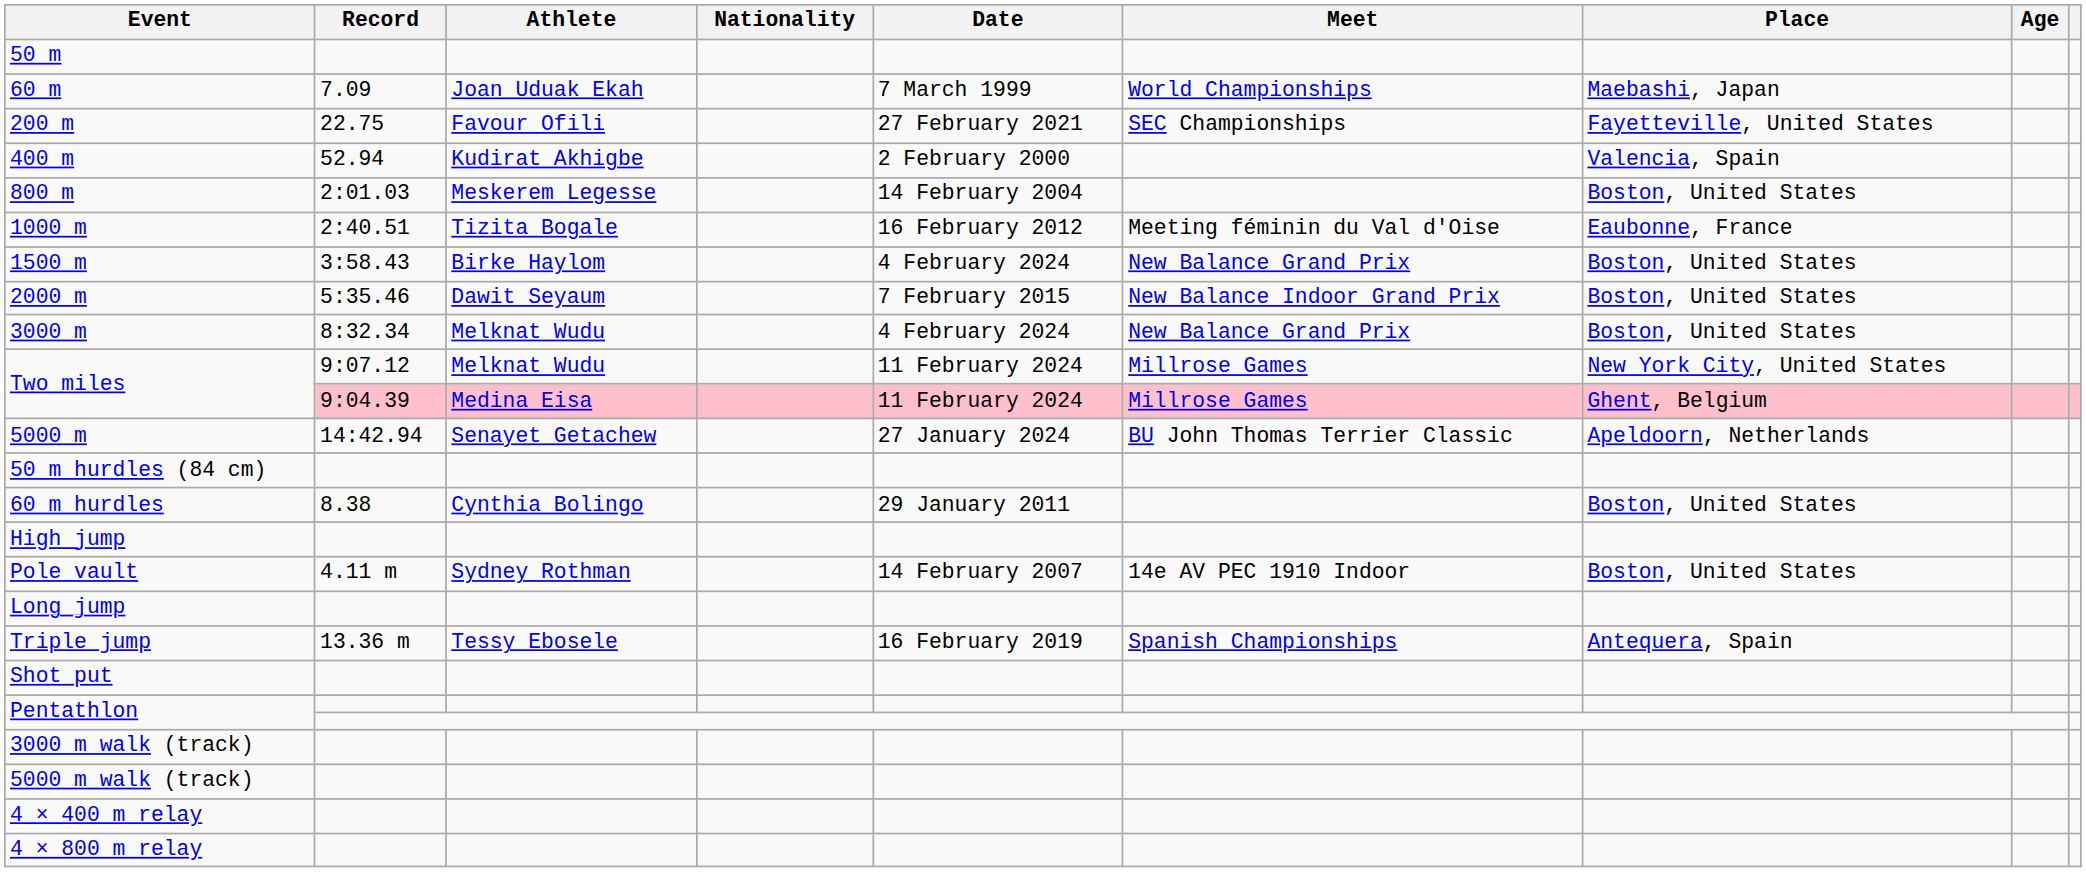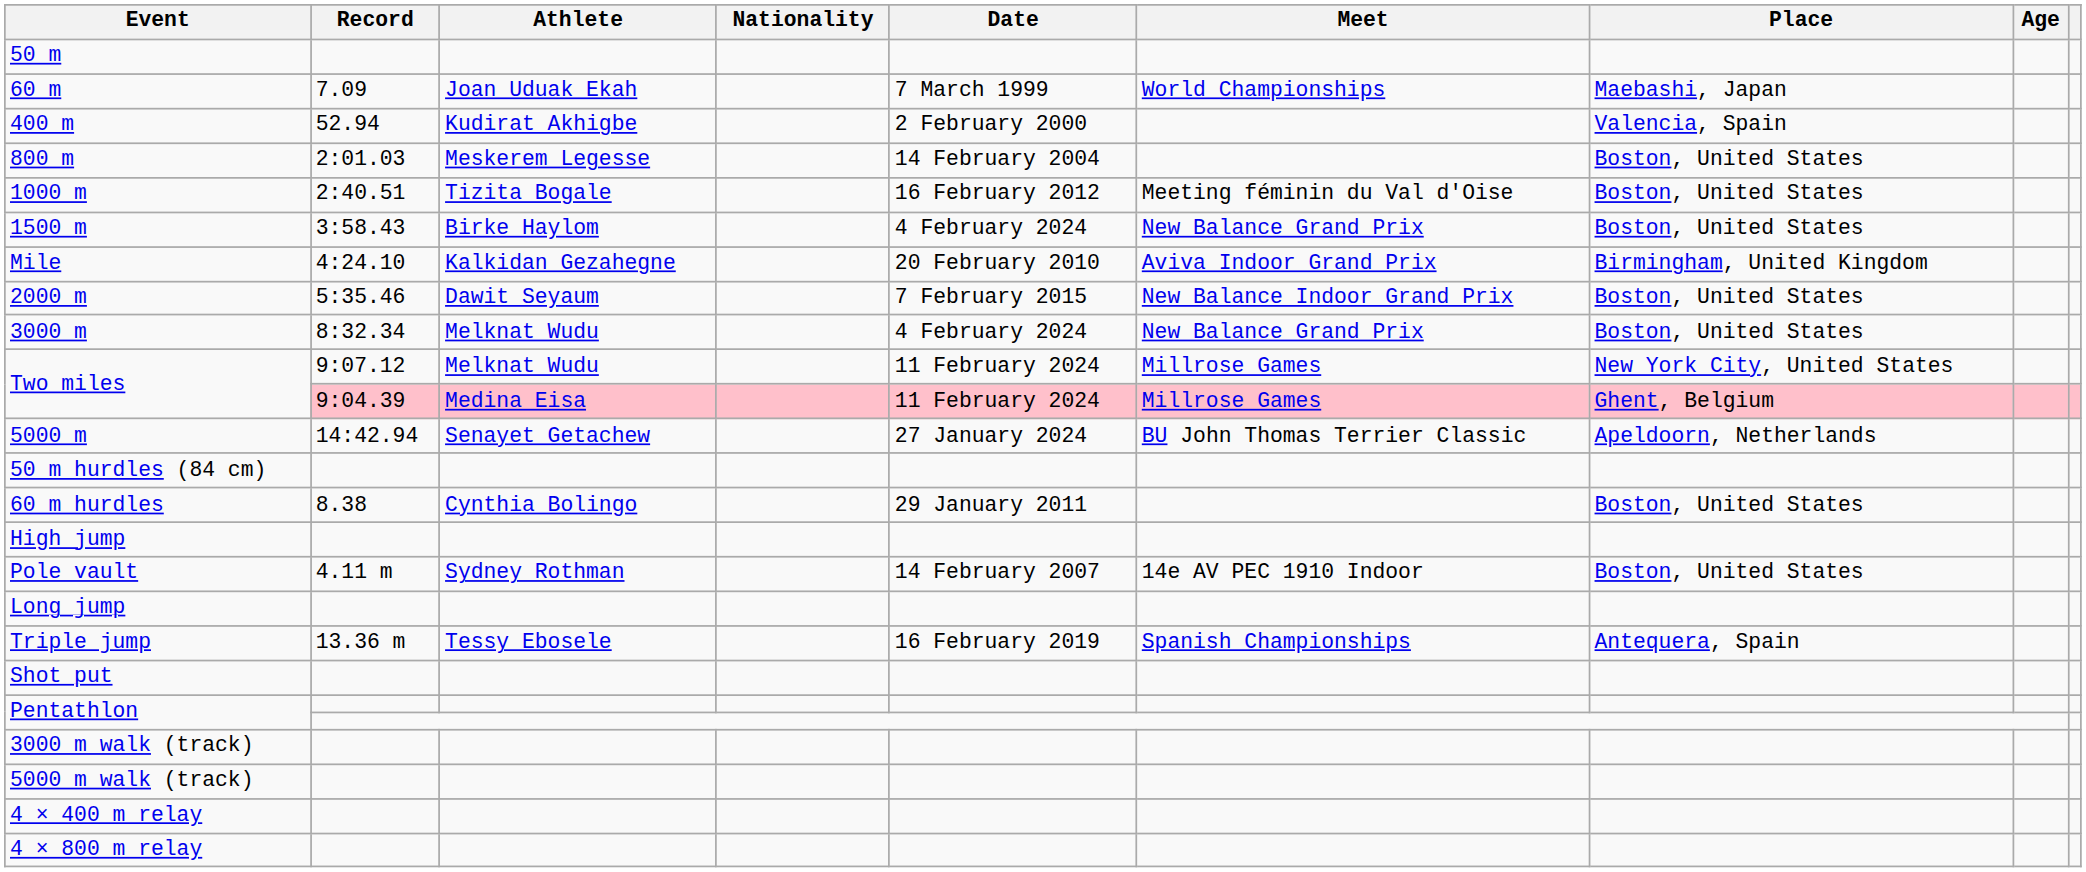- row: (42, 126)
(1690, 229) Eaubonne, France -> (1729, 195) Boston, United States
+ row: (36, 264)
